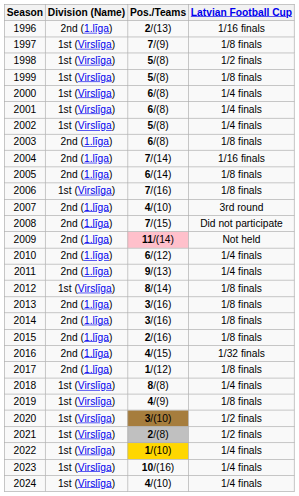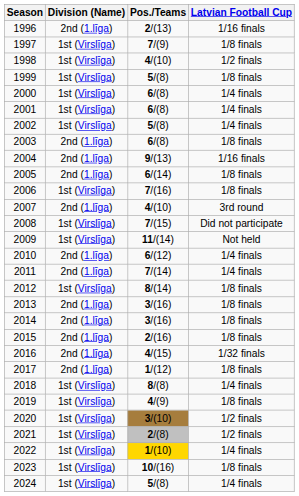(158, 61) 5/(8) -> (158, 61) 4/(10)
(158, 158) 7/(14) -> (158, 158) 9/(13)
(87, 223) 2nd (1.līga) -> (87, 223) 1st (Virslīga)
(87, 239) 2nd (1.līga) -> (87, 239) 1st (Virslīga)
(158, 239) pink background -> (158, 239) no background
(158, 272) 9/(13) -> (158, 272) 7/(14)
(241, 467) 1/4 finals -> (241, 467) 1/8 finals
(158, 483) 4/(10) -> (158, 483) 5/(8)
